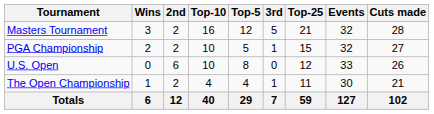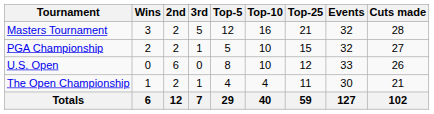columns swapped: (274, 13) <-> (208, 13)
